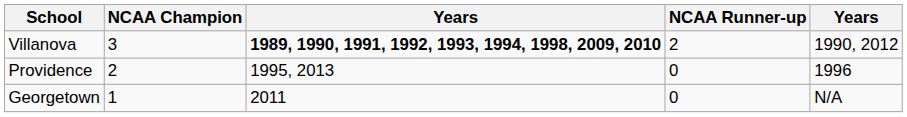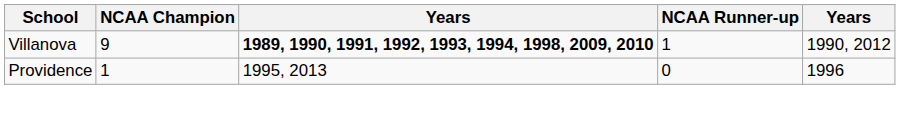(112, 44) 3 -> (105, 44) 9
(674, 44) 2 -> (666, 44) 1
(112, 71) 2 -> (105, 71) 1
- row: (54, 97)
